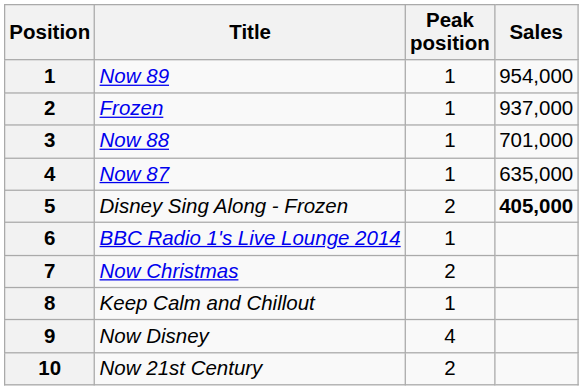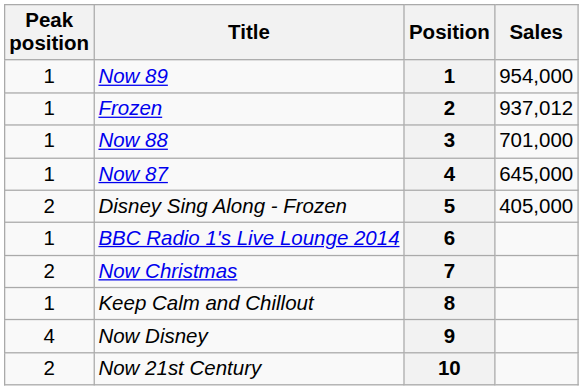columns swapped: (50, 32) <-> (450, 32)
(536, 108) 937,000 -> (536, 108) 937,012
(536, 173) 635,000 -> (536, 173) 645,000
(536, 206) bold -> (536, 206) normal
